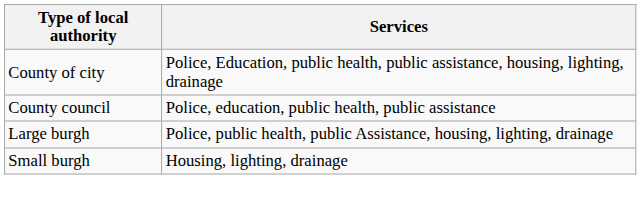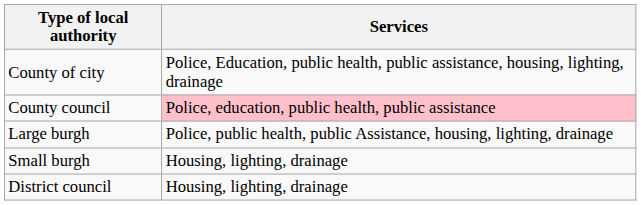(331, 107) no background -> (331, 107) pink background
+ row: (60, 187)
